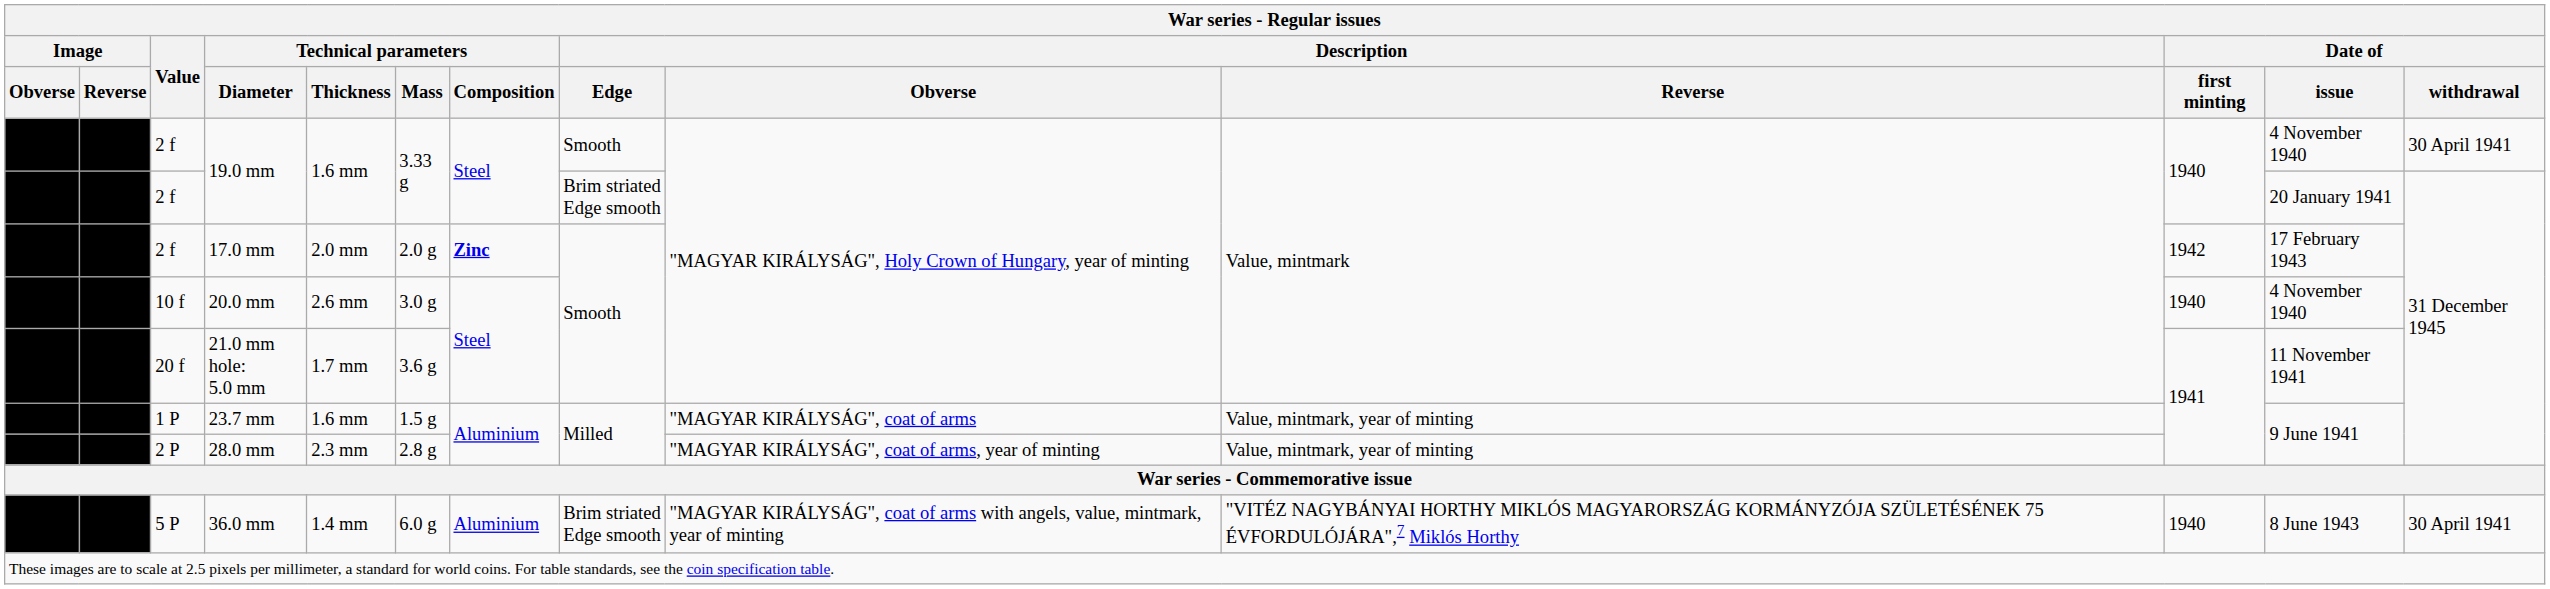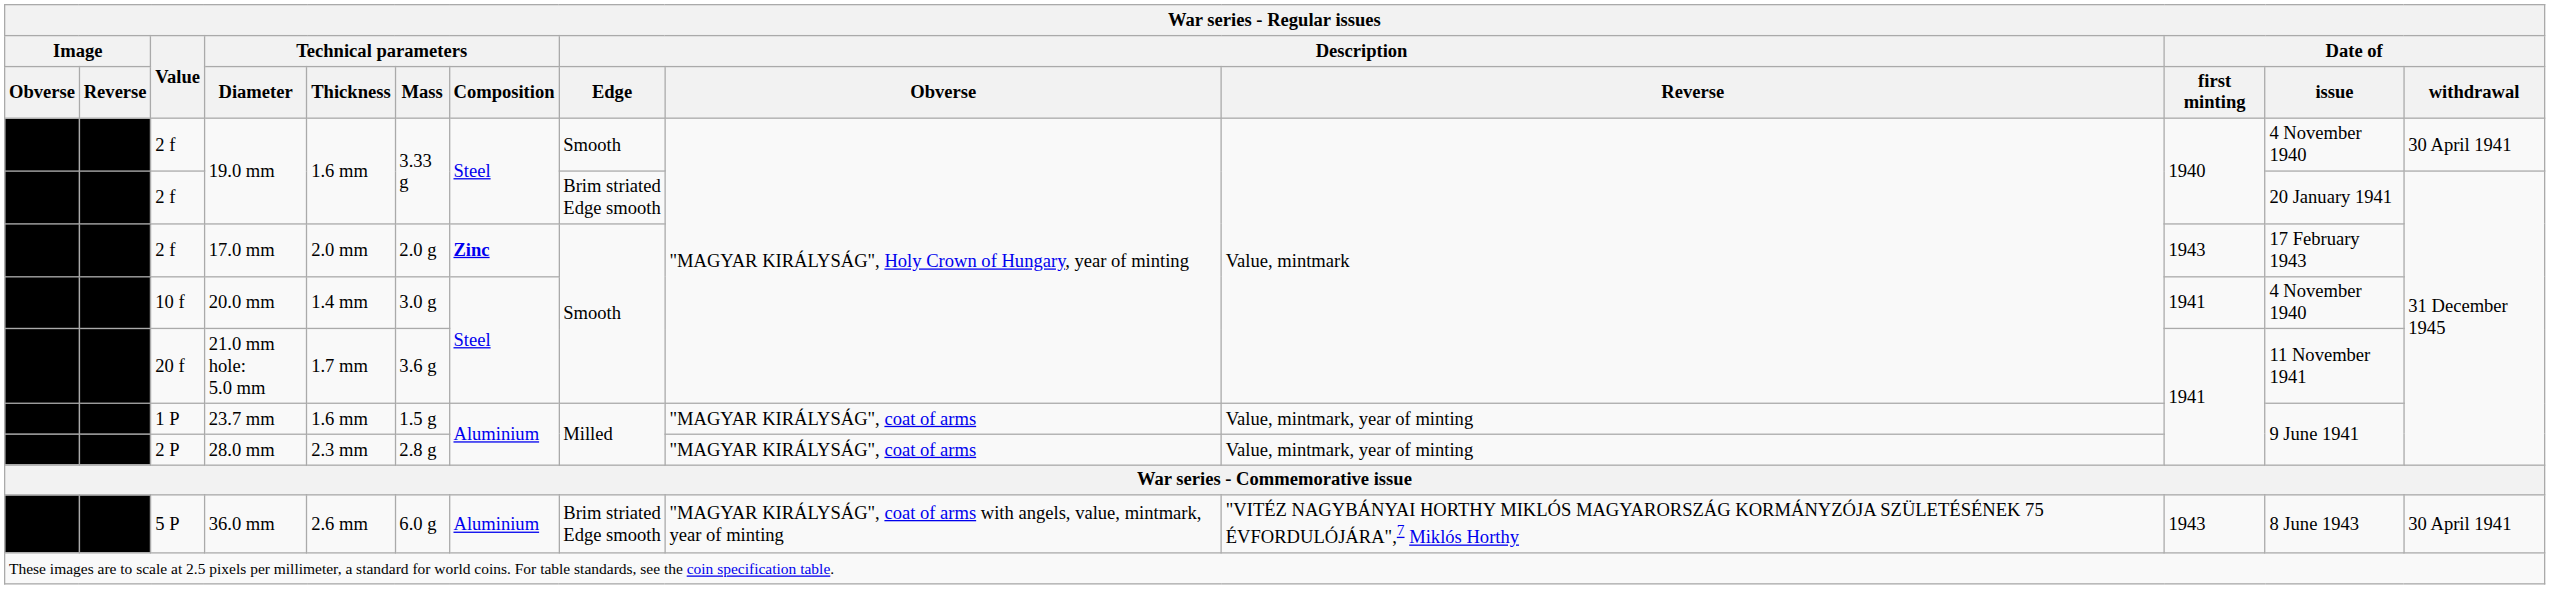(2187, 250) 1942 -> (2187, 250) 1943
(340, 302) 2.6 mm -> (340, 302) 1.4 mm
(2187, 302) 1940 -> (2187, 302) 1941
(885, 449) "MAGYAR KIRÁLYSÁG", coat of arms, year of minting -> (823, 449) "MAGYAR KIRÁLYSÁG", coat of arms
(340, 524) 1.4 mm -> (340, 524) 2.6 mm
(2187, 524) 1940 -> (2187, 524) 1943
